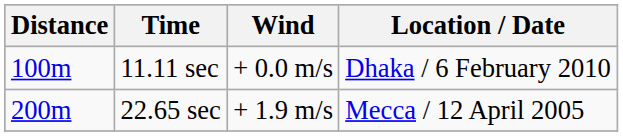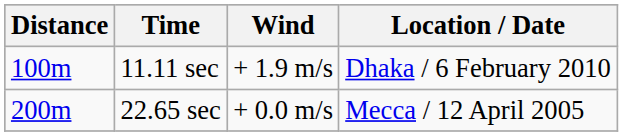(283, 67) + 0.0 m/s -> (283, 67) + 1.9 m/s
(283, 109) + 1.9 m/s -> (283, 109) + 0.0 m/s
